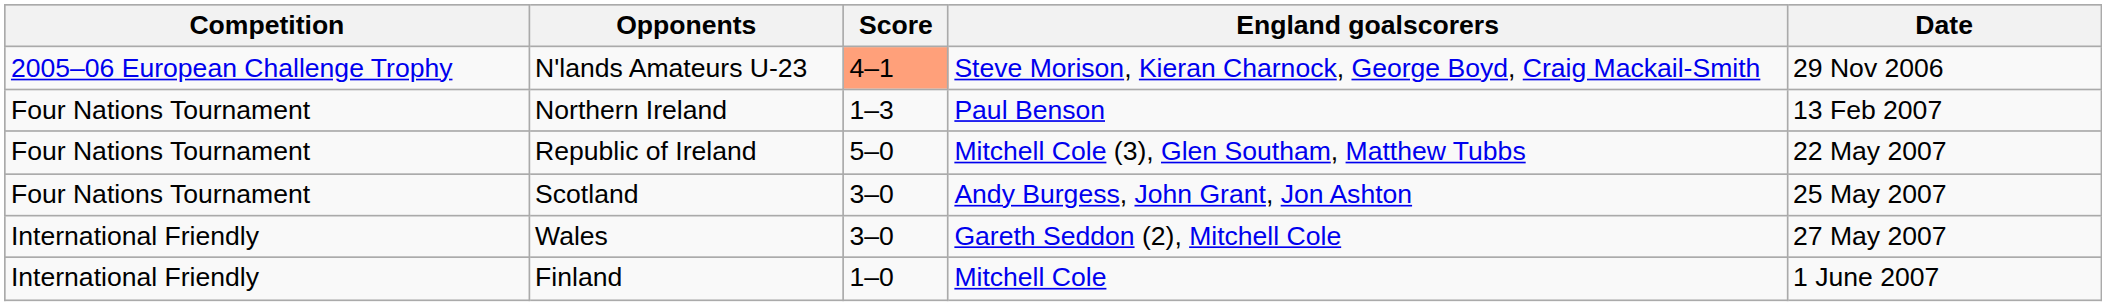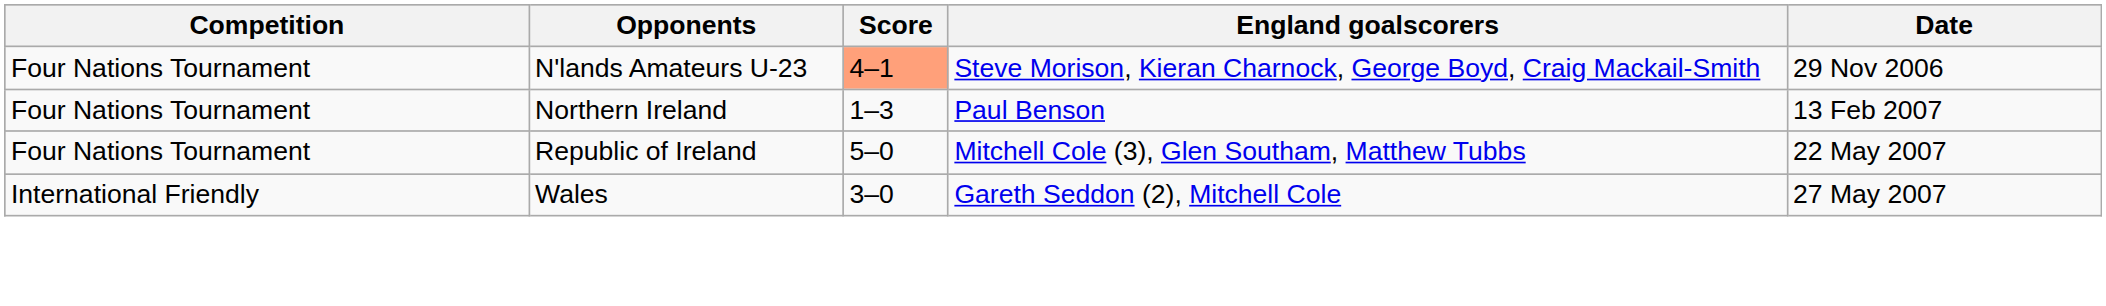(232, 67) 2005–06 European Challenge Trophy -> (161, 67) Four Nations Tournament
- row: (587, 194)
- row: (579, 278)
